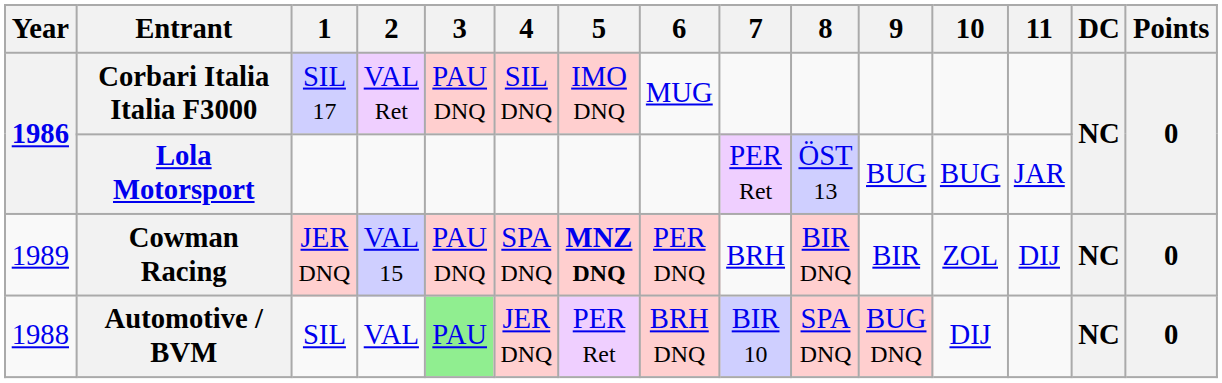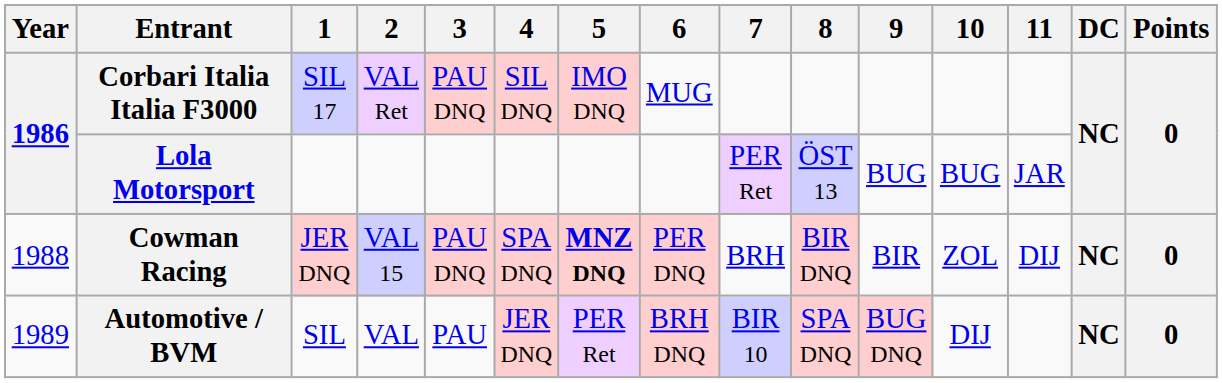(40, 254) 1989 -> (40, 254) 1988
(40, 335) 1988 -> (40, 335) 1989
(460, 335) lightgreen background -> (460, 335) no background
